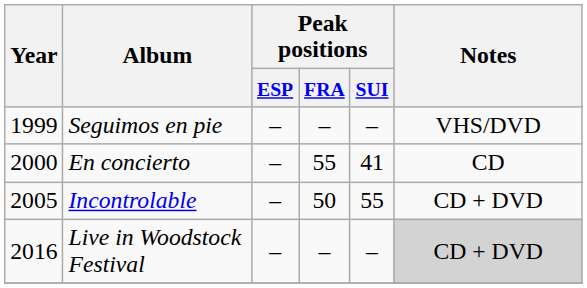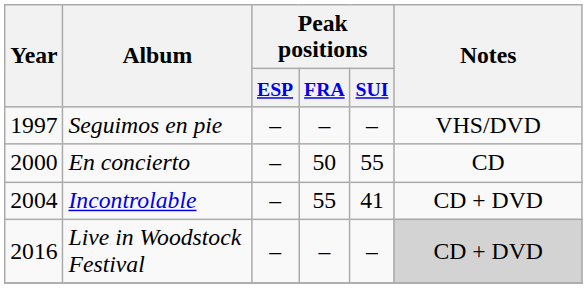(34, 125) 1999 -> (34, 125) 1997
(324, 162) 55 -> (324, 162) 50
(372, 162) 41 -> (372, 162) 55
(34, 200) 2005 -> (34, 200) 2004
(324, 200) 50 -> (324, 200) 55
(372, 200) 55 -> (372, 200) 41
